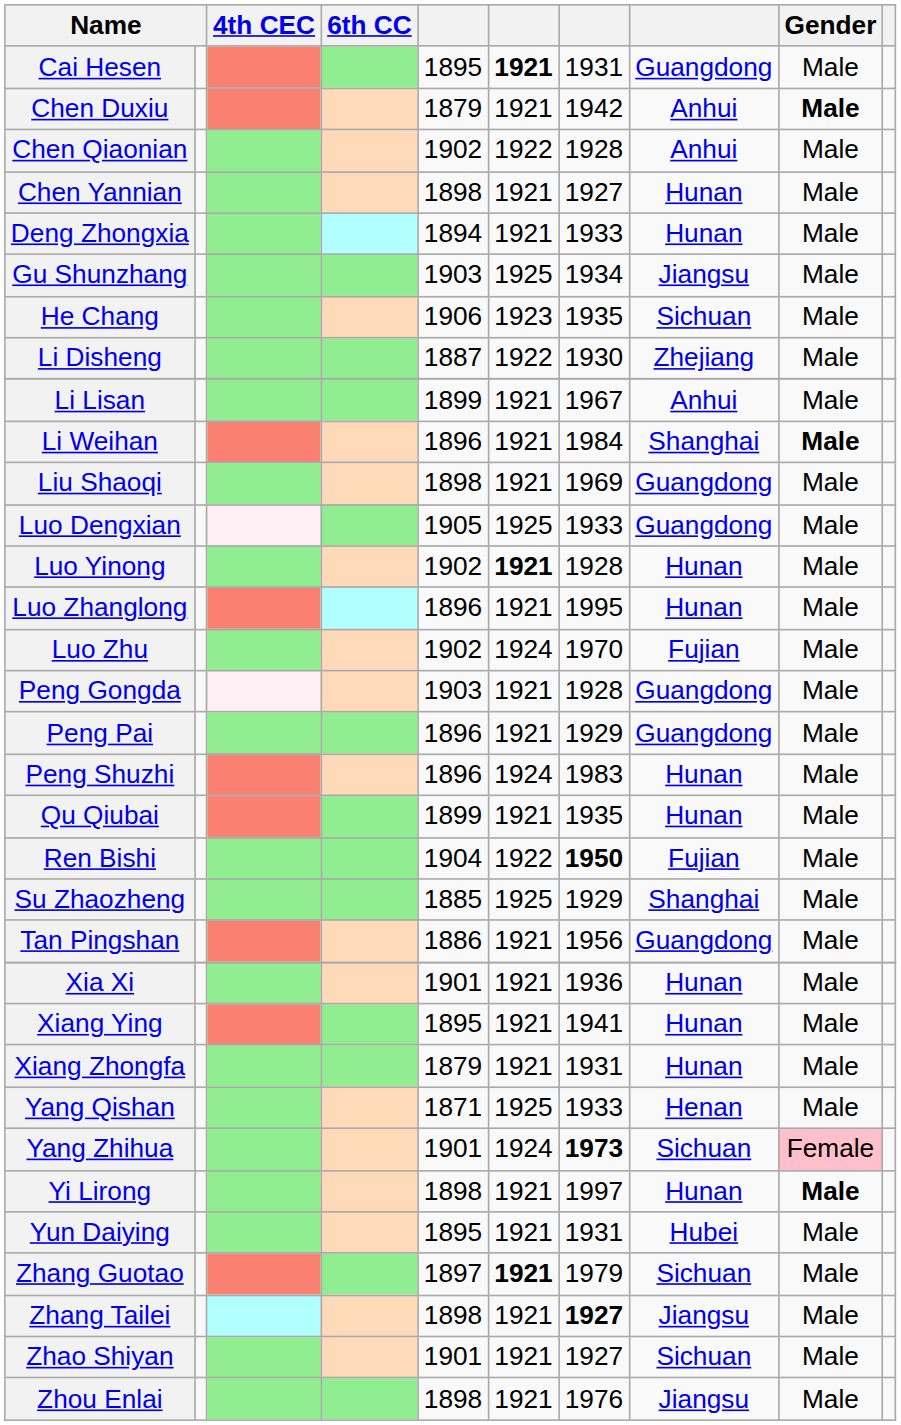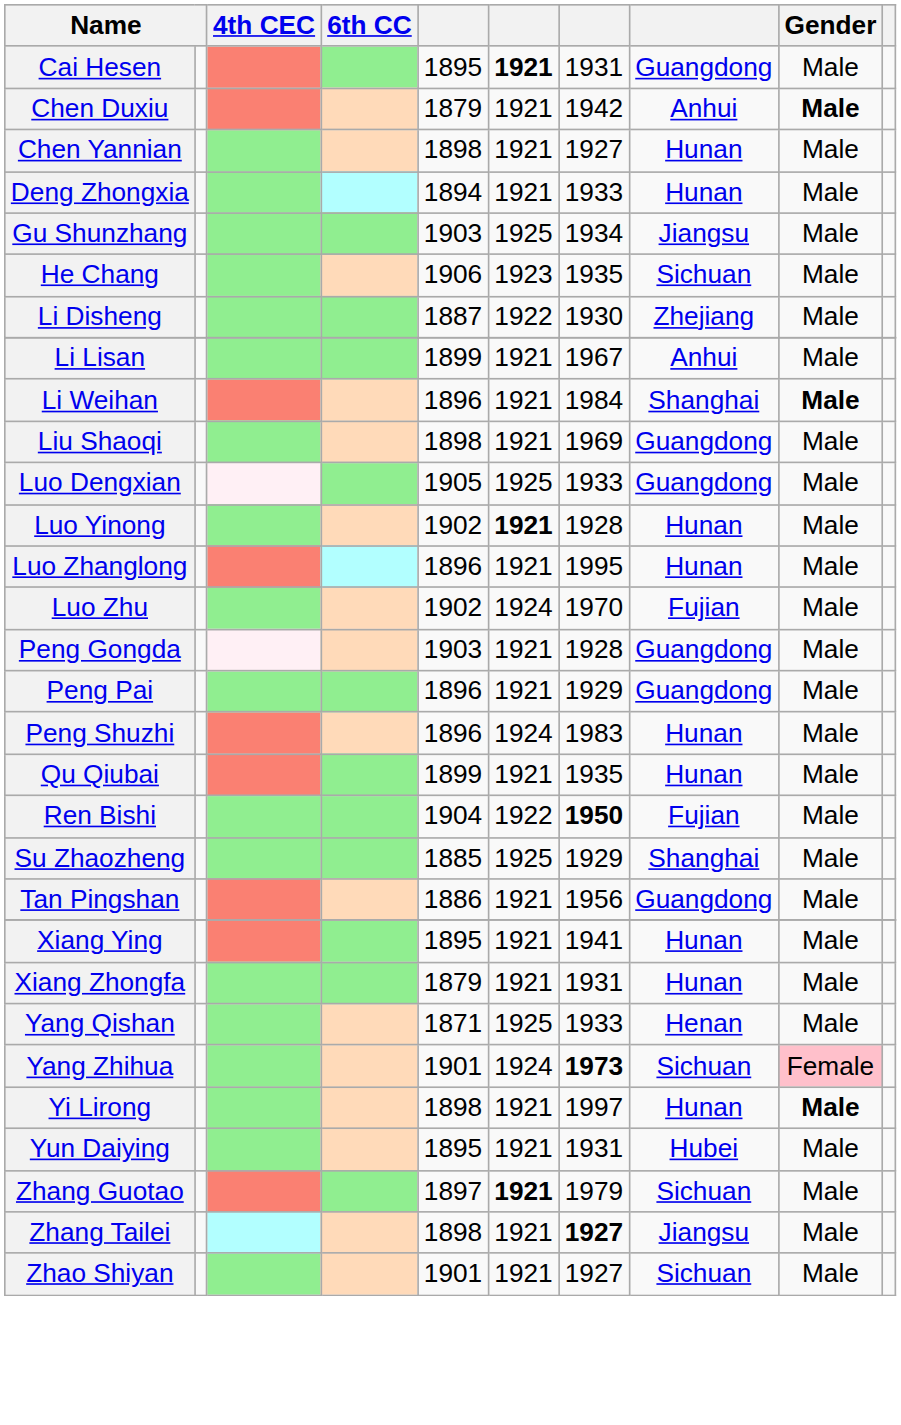- row: (100, 150)
- row: (100, 982)
- row: (100, 1398)
